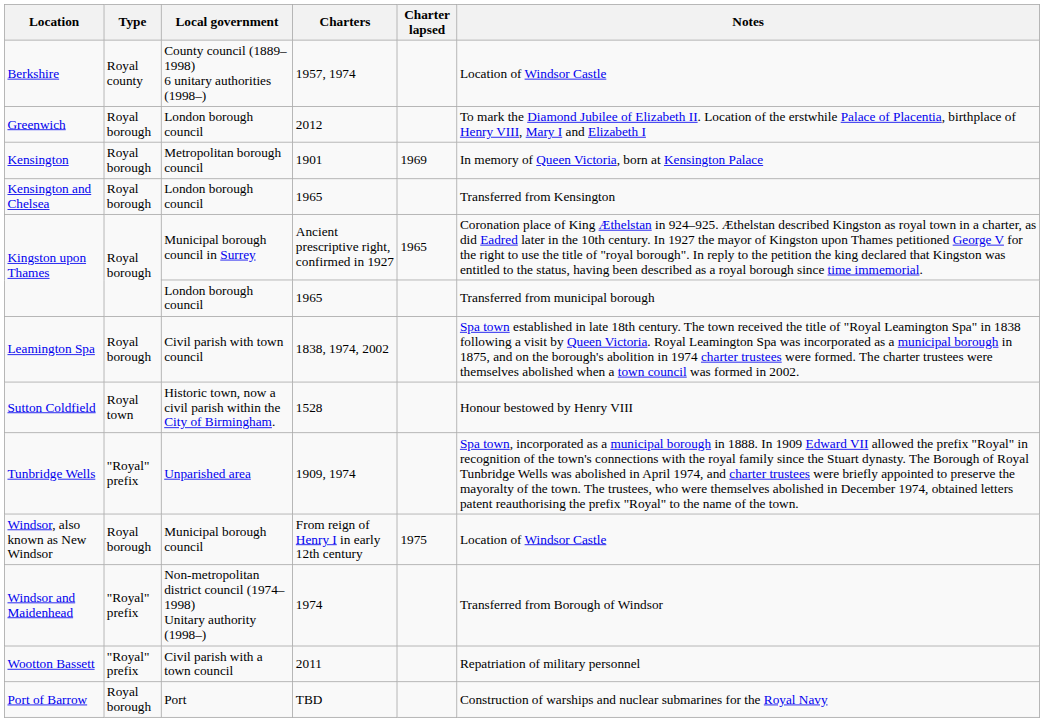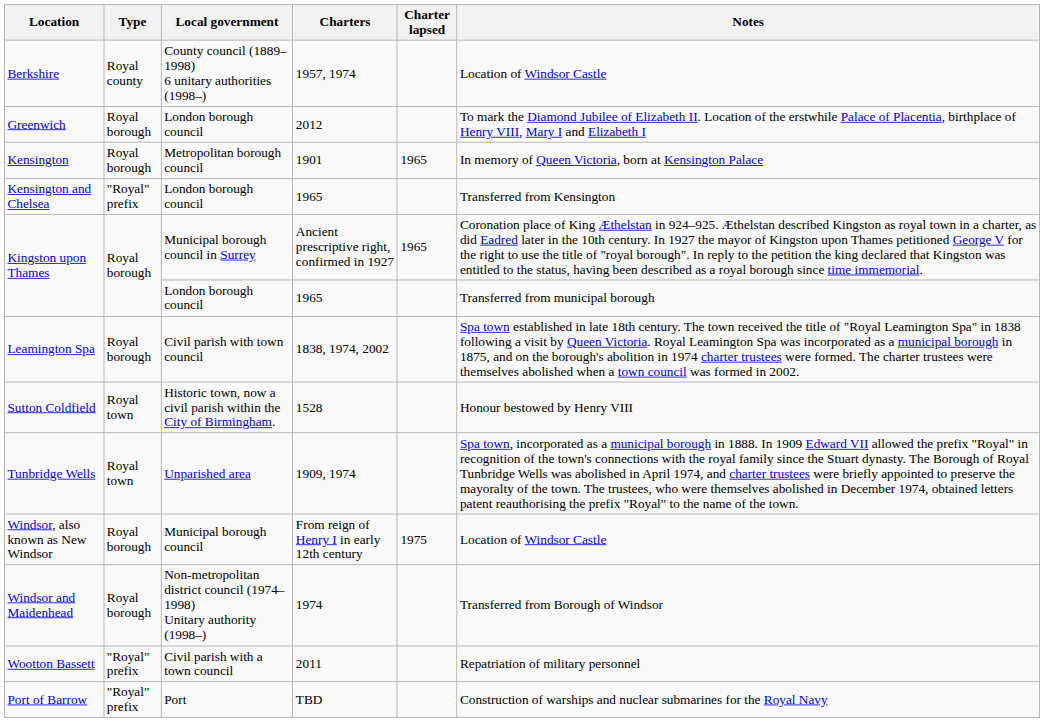(414, 160) 1969 -> (414, 160) 1965
(129, 196) Royal borough -> (128, 196) "Royal" prefix
(128, 473) "Royal" prefix -> (123, 473) Royal town
(128, 605) "Royal" prefix -> (129, 605) Royal borough
(129, 699) Royal borough -> (128, 699) "Royal" prefix
